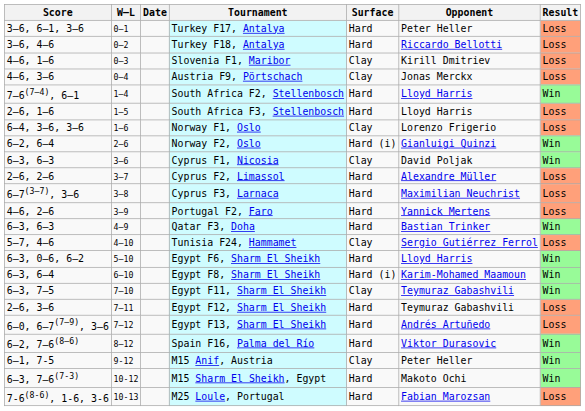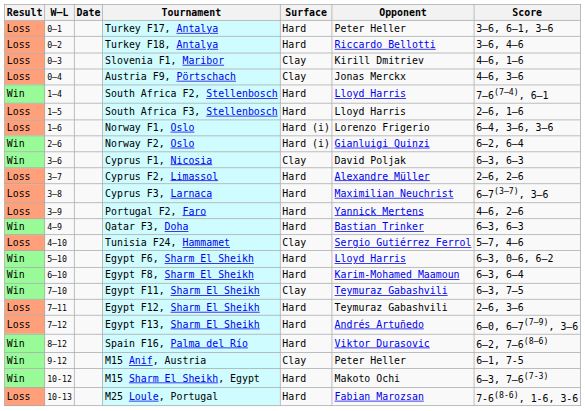columns swapped: (560, 12) <-> (58, 12)
(361, 128) Clay -> (306, 128) Hard (i)
(373, 275) Hard (i) -> (294, 275) Hard
